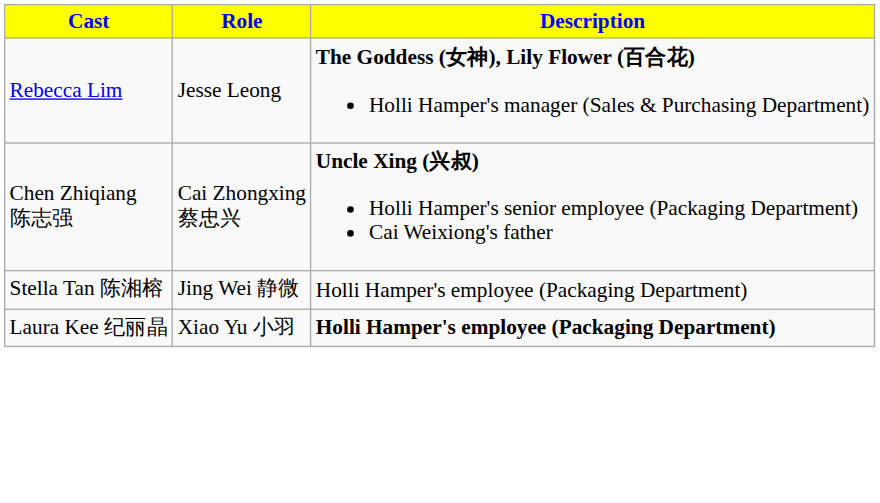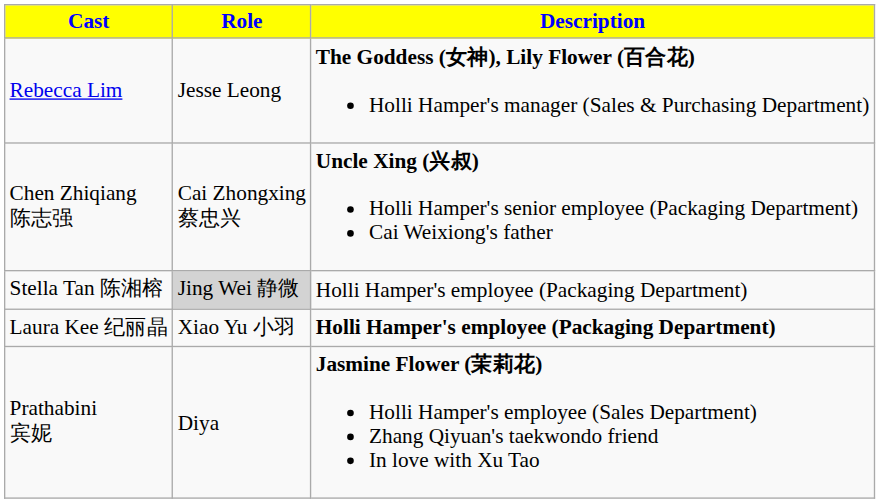(239, 288) no background -> (239, 288) lightgrey background
+ row: (53, 420)
